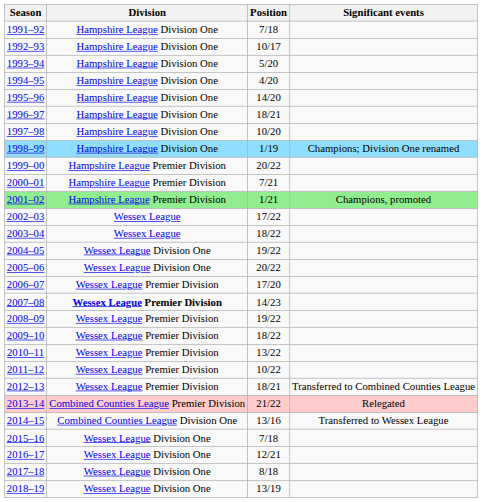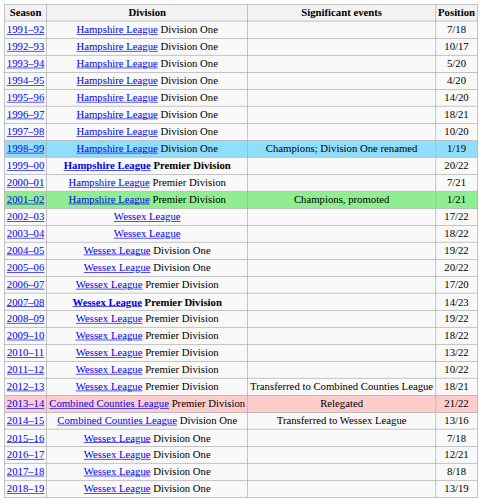columns swapped: (269, 13) <-> (383, 13)
(147, 166) normal -> (147, 166) bold
